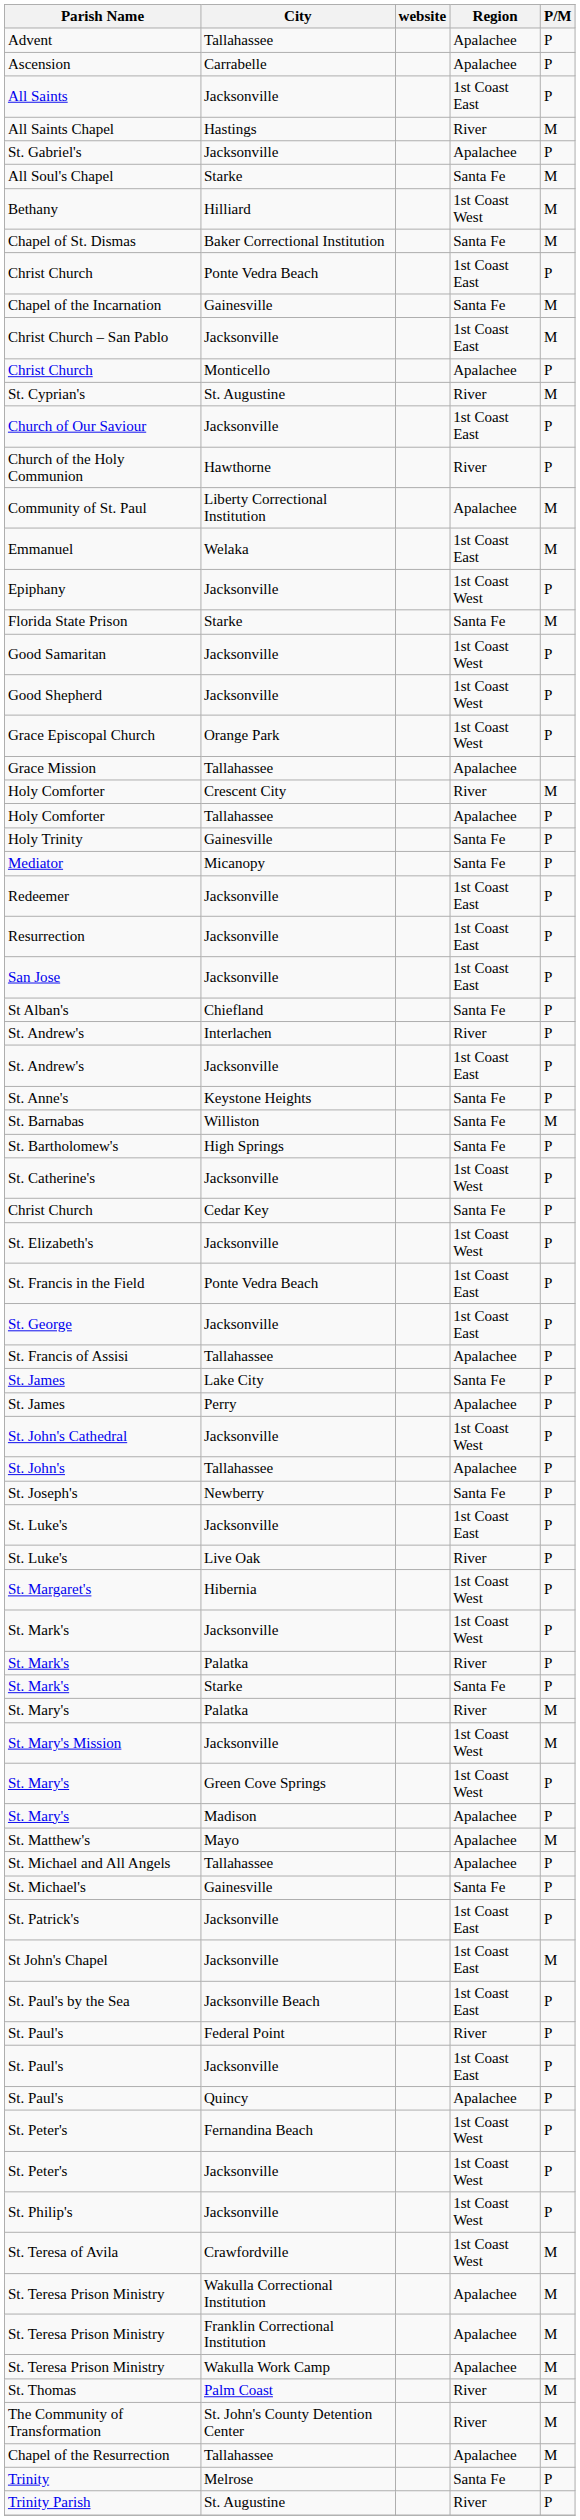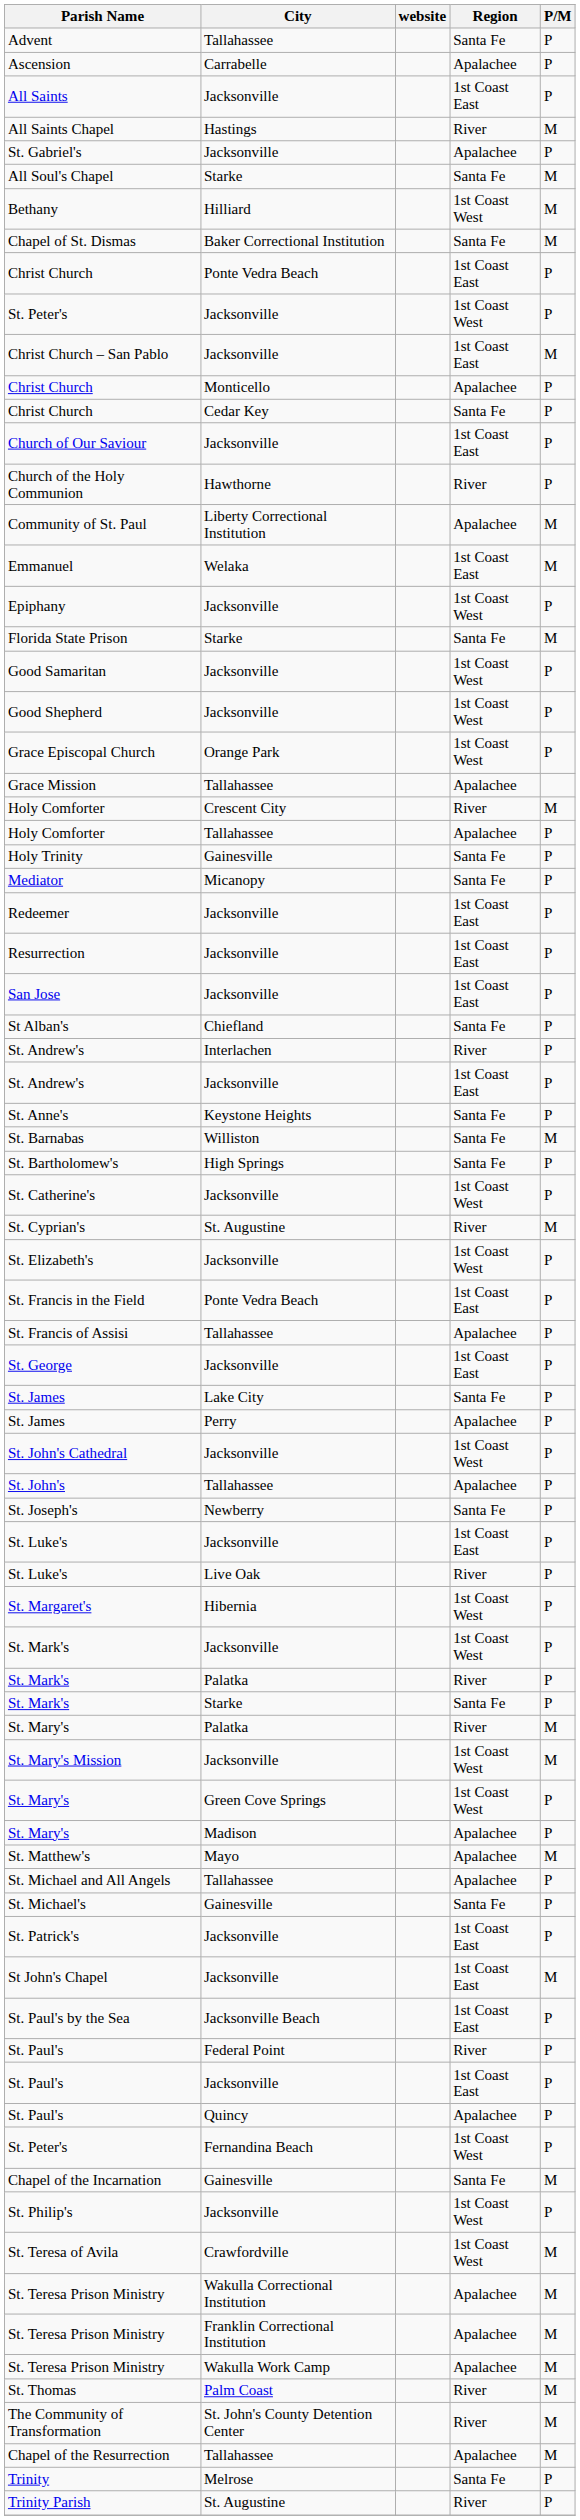(485, 40) Apalachee -> (479, 40) Santa Fe
rows swapped: (85, 305) <-> (38, 2171)
rows swapped: (50, 1210) <-> (46, 394)
rows swapped: (68, 1356) <-> (40, 1324)
